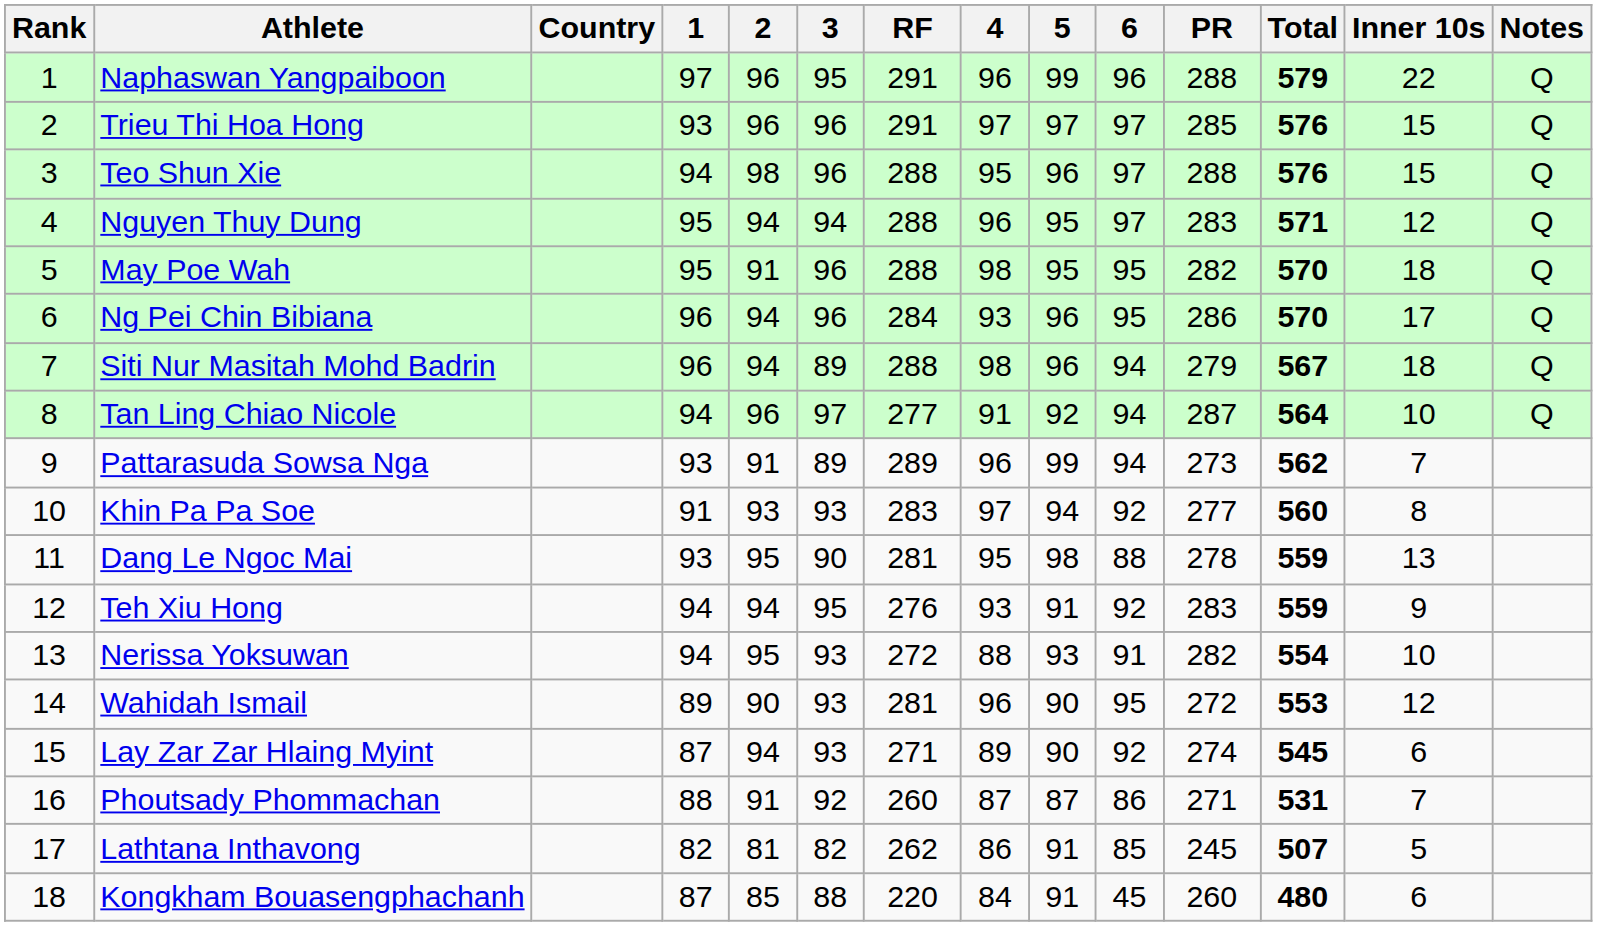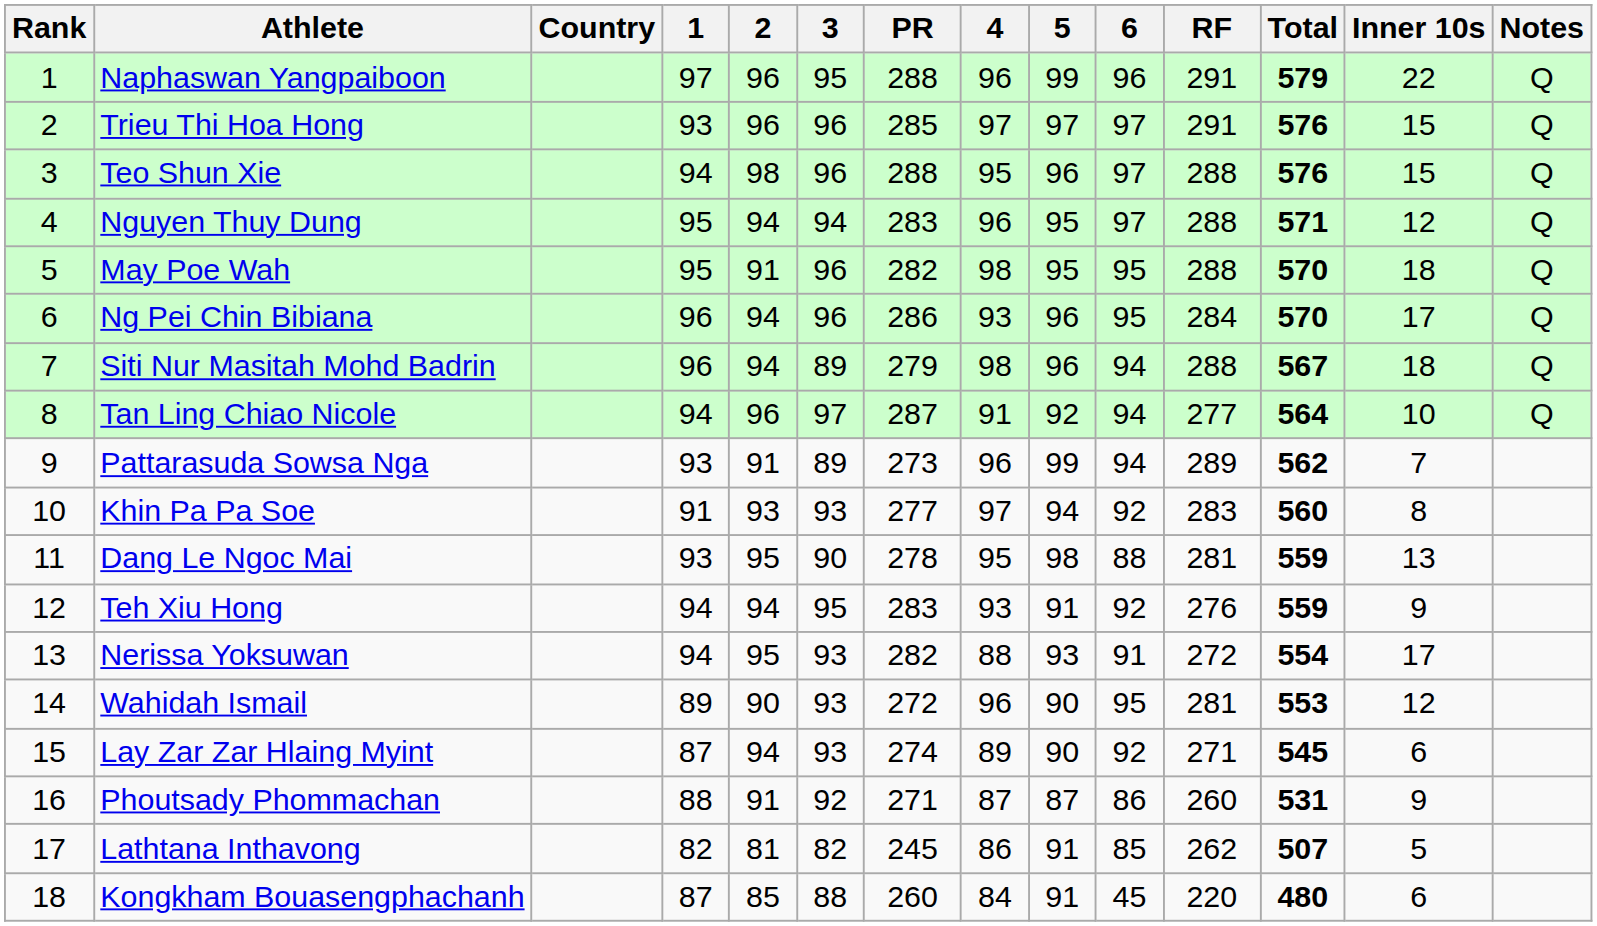columns swapped: (1212, 28) <-> (913, 28)
(1419, 655) 10 -> (1419, 655) 17
(1419, 800) 7 -> (1419, 800) 9
